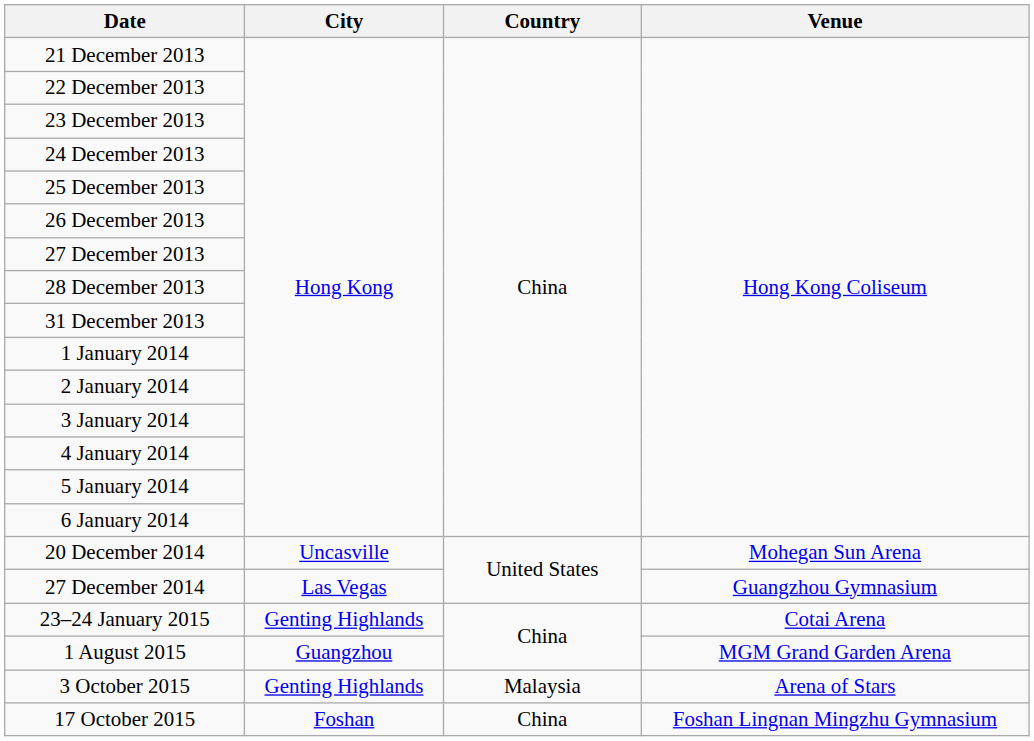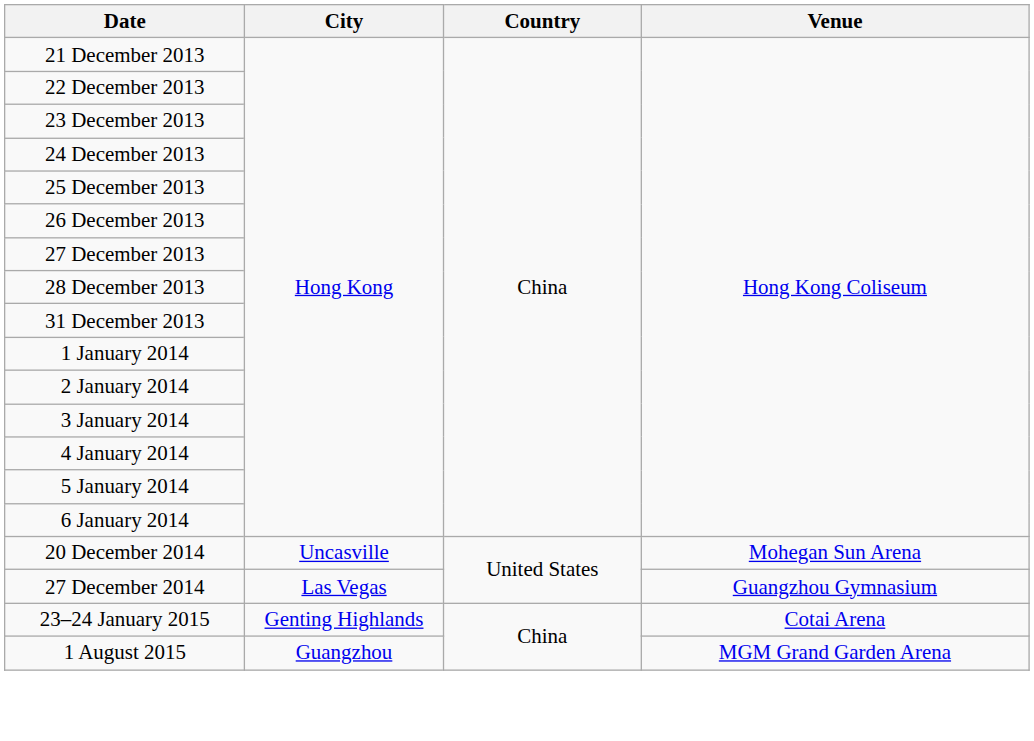- row: (125, 685)
- row: (125, 719)
